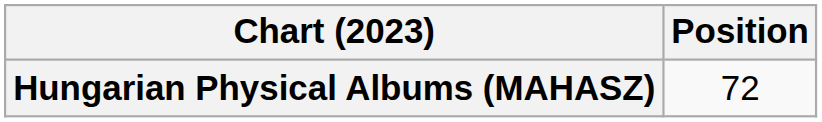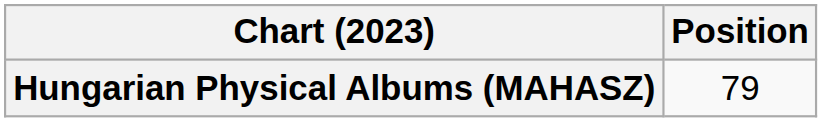(740, 87) 72 -> (740, 87) 79
